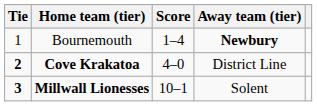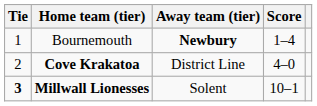columns swapped: (173, 16) <-> (249, 16)
(18, 64) bold -> (18, 64) normal
